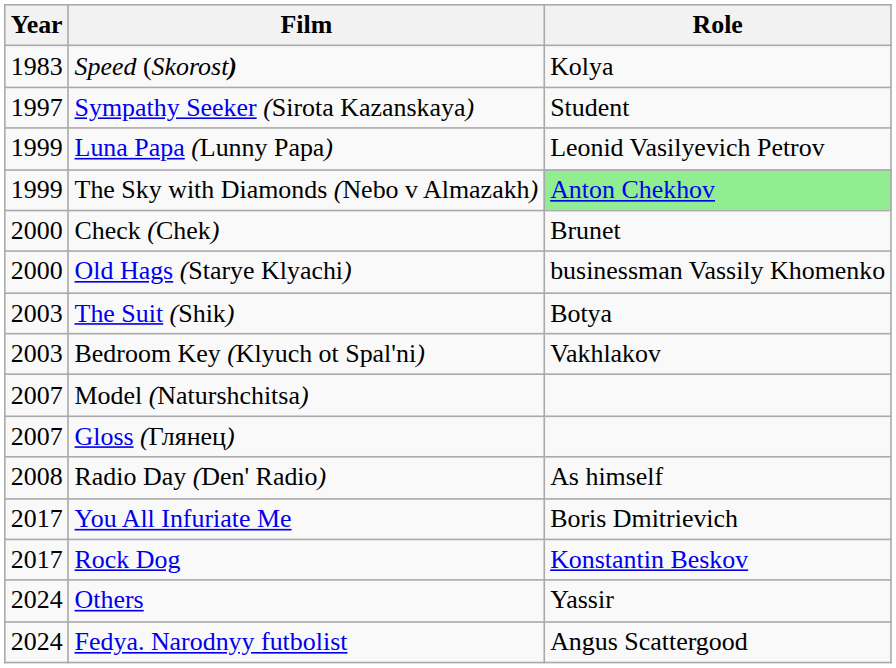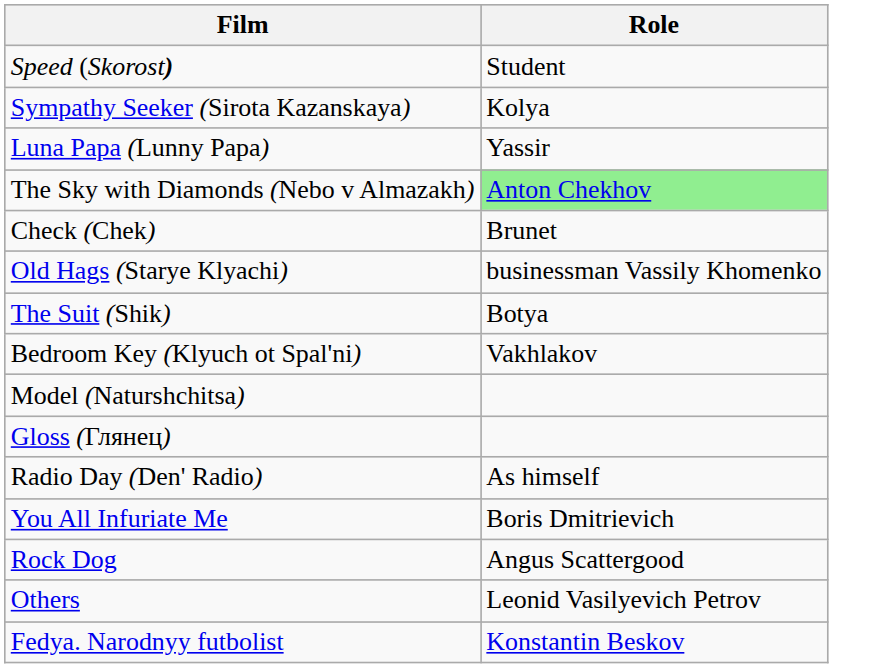- column: (37, 25)
(582, 66) Kolya -> (526, 66) Student
(590, 107) Student -> (518, 107) Kolya
(687, 148) Leonid Vasilyevich Petrov -> (518, 148) Yassir
(649, 559) Konstantin Beskov -> (585, 559) Angus Scattergood
(582, 600) Yassir -> (624, 600) Leonid Vasilyevich Petrov
(649, 641) Angus Scattergood -> (585, 641) Konstantin Beskov
